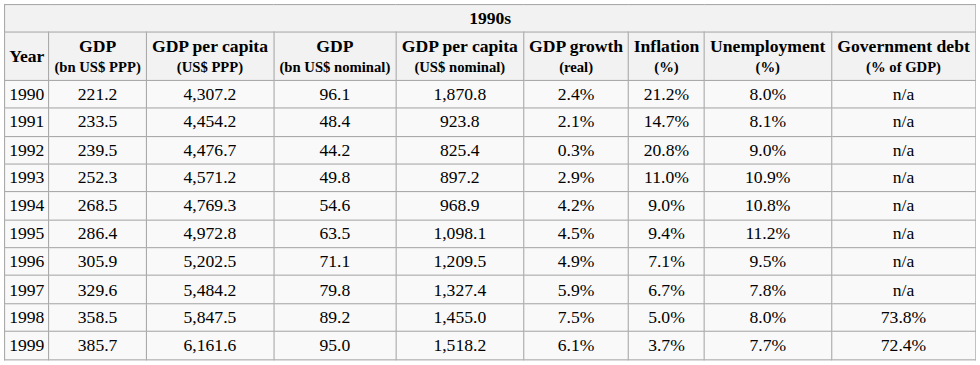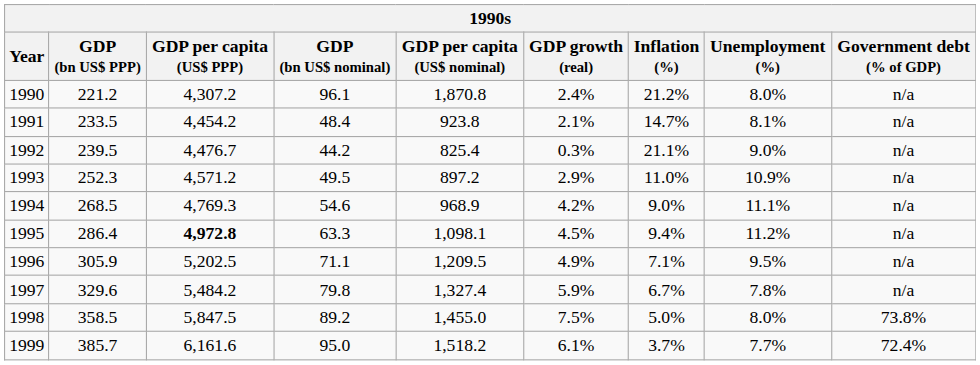(666, 149) 20.8% -> (666, 149) 21.1%
(335, 177) 49.8 -> (335, 177) 49.5
(768, 205) 10.8% -> (768, 205) 11.1%
(210, 233) normal -> (210, 233) bold
(335, 233) 63.5 -> (335, 233) 63.3
